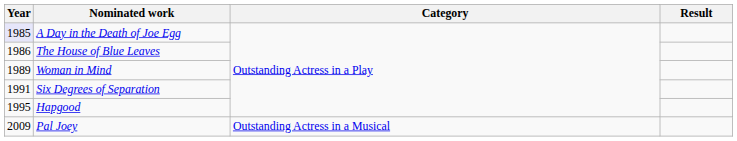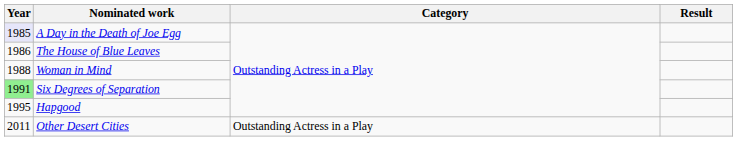(19, 70) 1989 -> (19, 70) 1988
(19, 88) no background -> (19, 88) lightgreen background
- row: (57, 126)
+ row: (83, 126)
